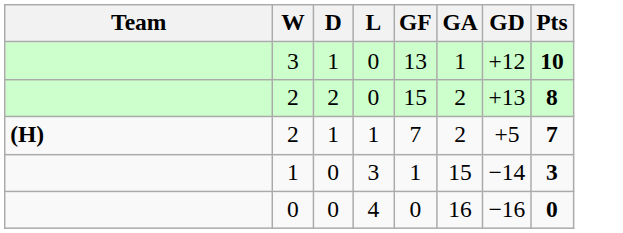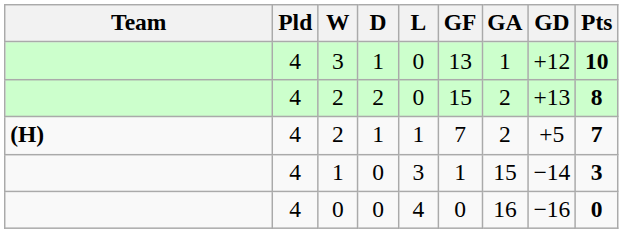+ column: (295, 23)
